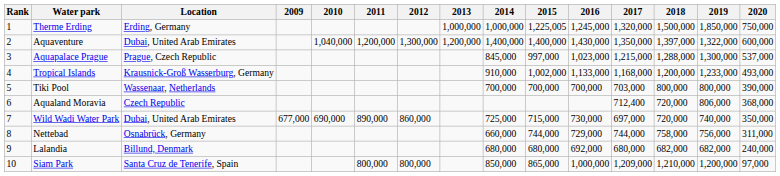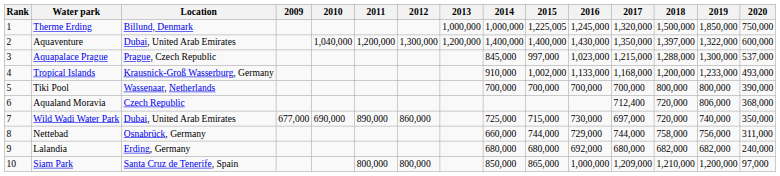(157, 27) Erding, Germany -> (158, 27) Billund, Denmark
(629, 88) 703,000 -> (629, 88) 700,000
(158, 149) Billund, Denmark -> (157, 149) Erding, Germany
